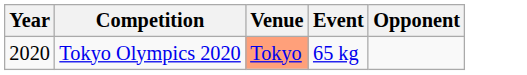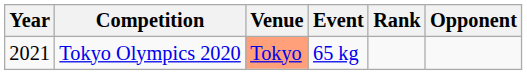+ column: (397, 20)
(30, 52) 2020 -> (30, 52) 2021
